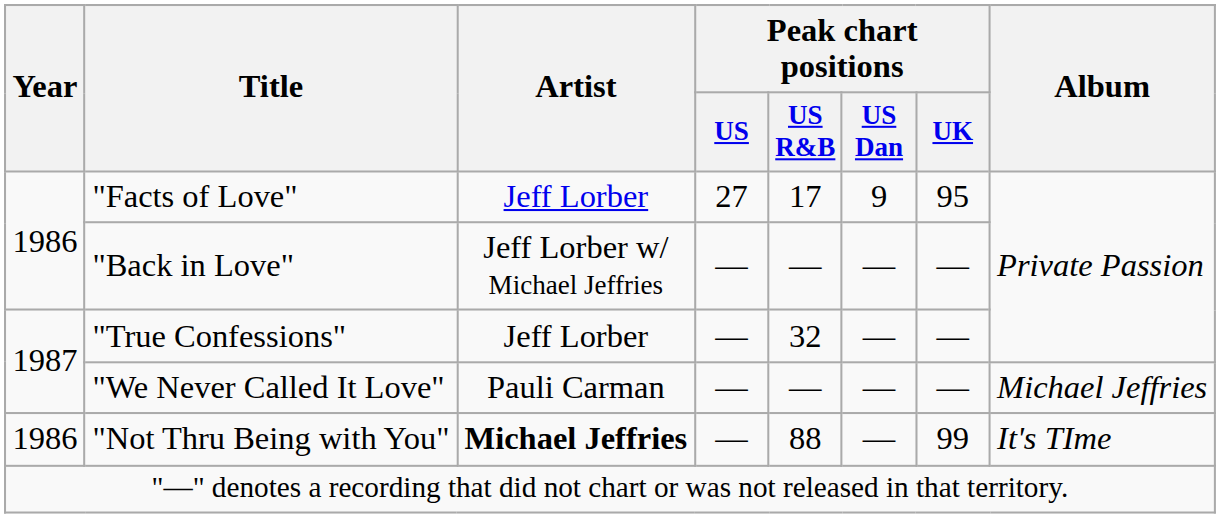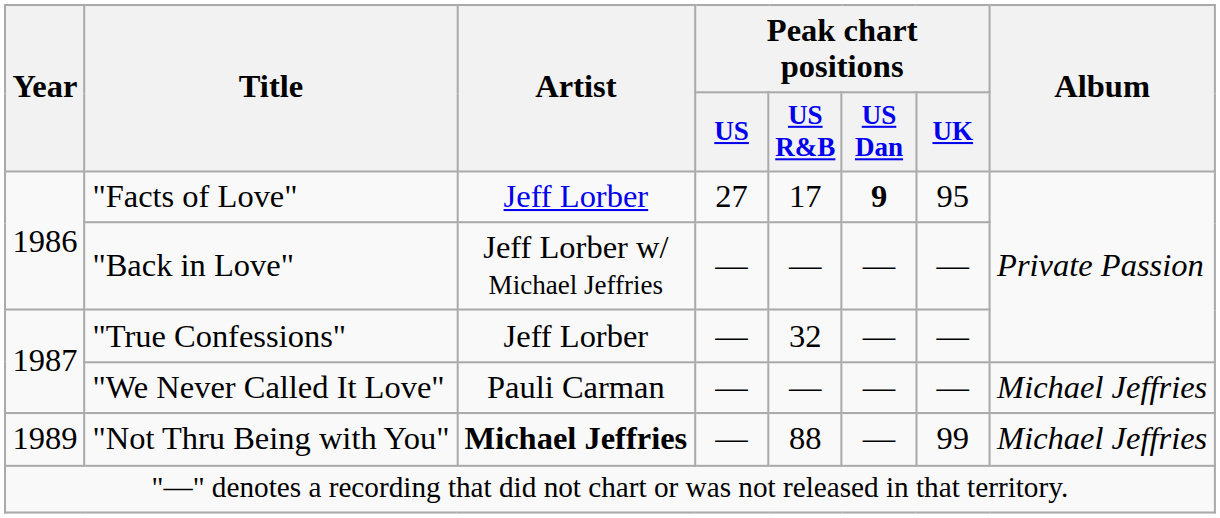(879, 196) normal -> (879, 196) bold
(45, 438) 1986 -> (45, 438) 1989
(1054, 438) It's TIme -> (1102, 438) Michael Jeffries
